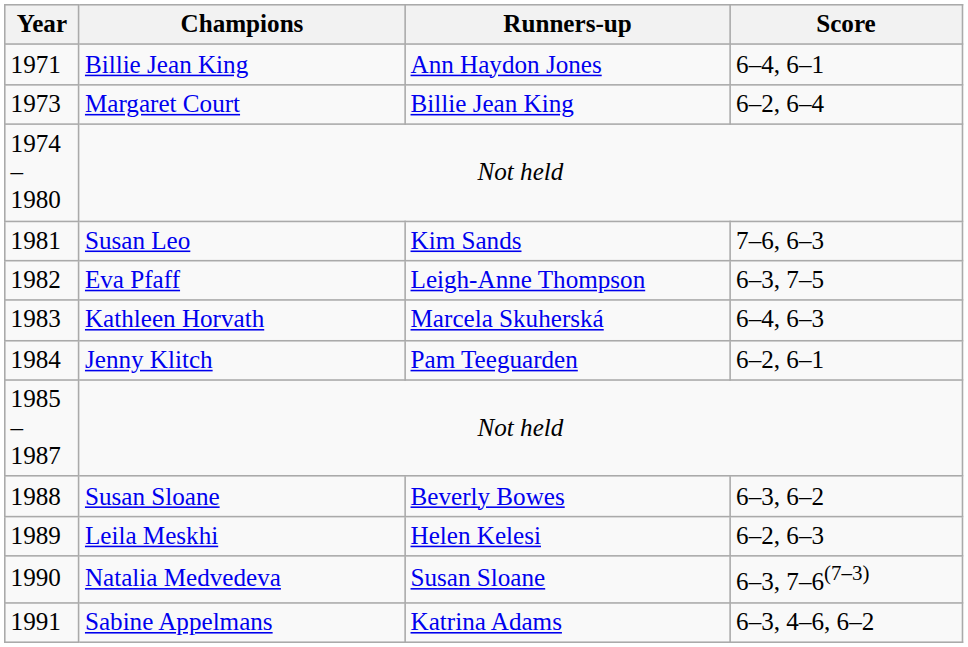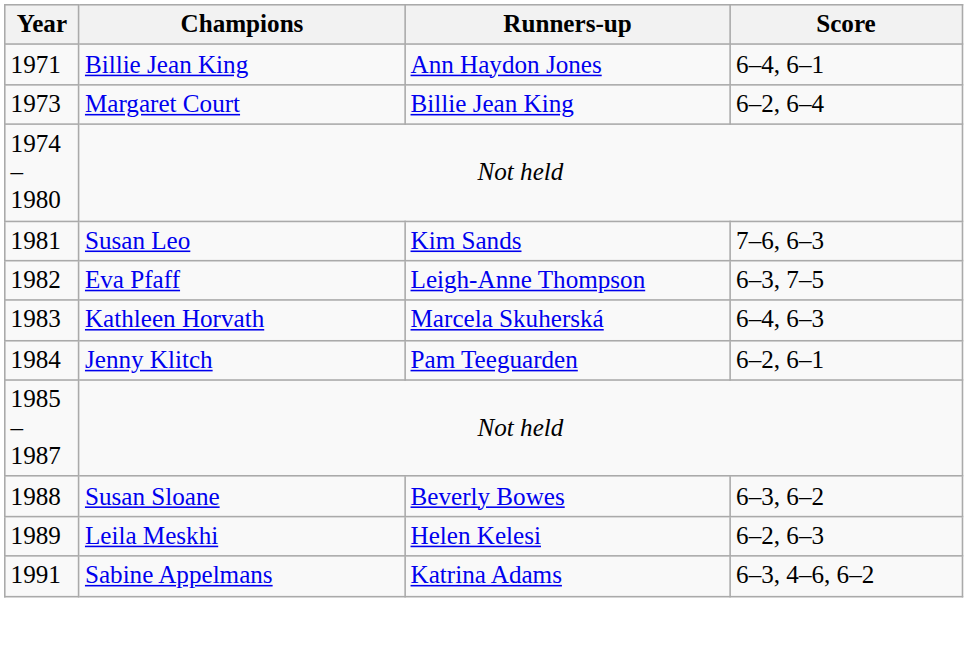- row: (36, 579)
